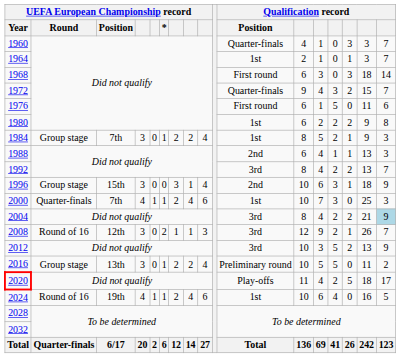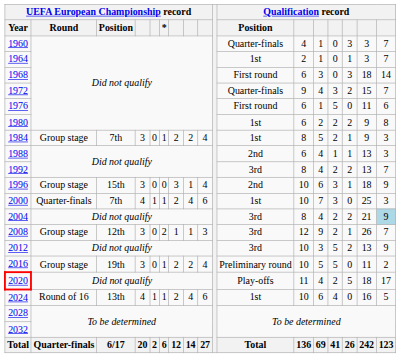(64, 232) Round of 16 -> (64, 232) Group stage
(116, 264) 13th -> (116, 264) 19th
(116, 297) 19th -> (116, 297) 13th
